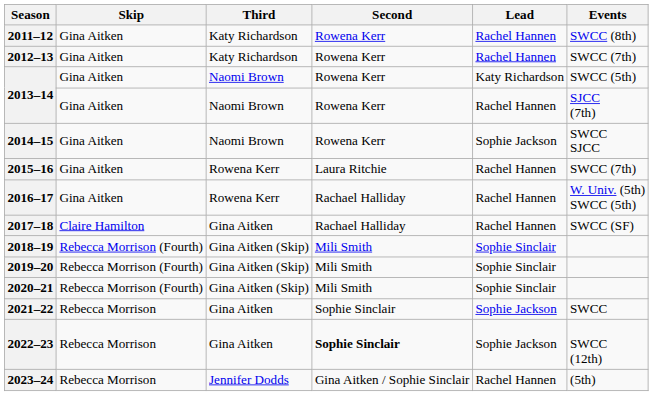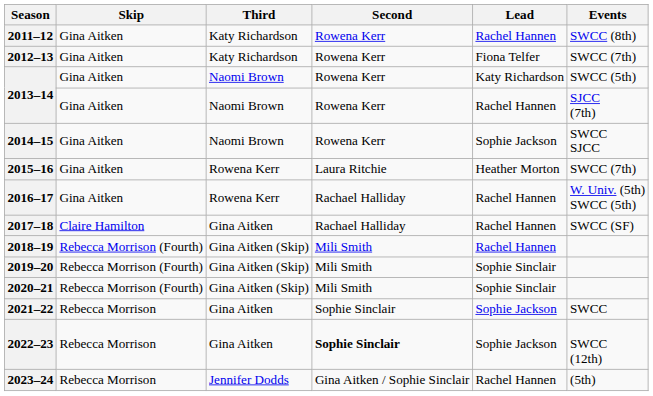(516, 56) Rachel Hannen -> (507, 56) Fiona Telfer
(516, 169) Rachel Hannen -> (518, 169) Heather Morton
(516, 246) Sophie Sinclair -> (516, 246) Rachel Hannen
